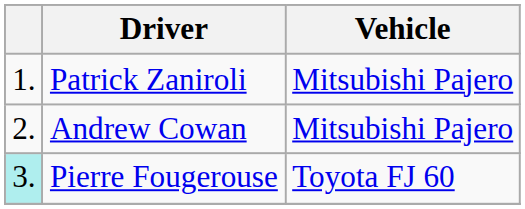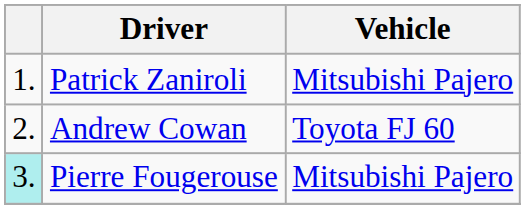(403, 128) Mitsubishi Pajero -> (373, 128) Toyota FJ 60
(373, 177) Toyota FJ 60 -> (403, 177) Mitsubishi Pajero
